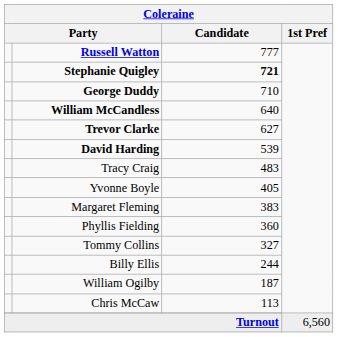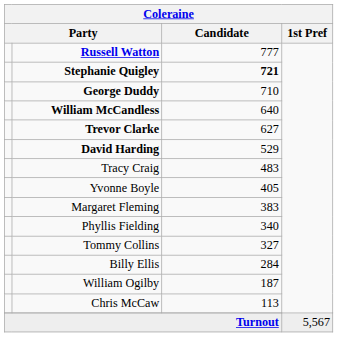(270, 149) 539 -> (270, 149) 529
(270, 226) 360 -> (270, 226) 340
(270, 264) 244 -> (270, 264) 284
(316, 322) 6,560 -> (316, 322) 5,567
